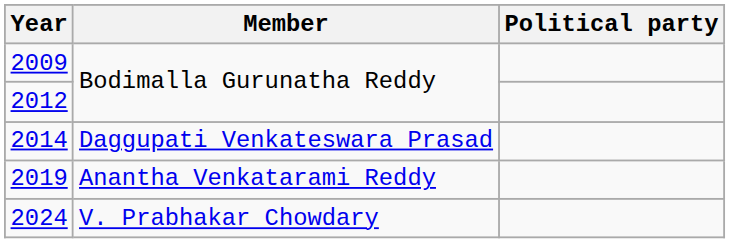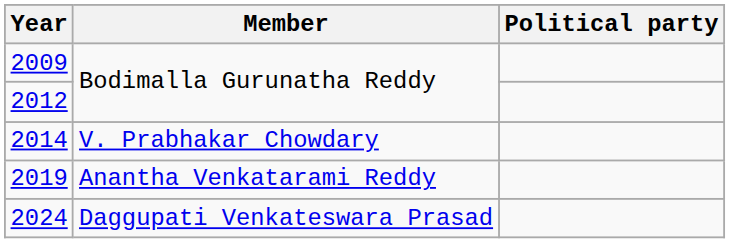(286, 141) Daggupati Venkateswara Prasad -> (229, 141) V. Prabhakar Chowdary
(229, 218) V. Prabhakar Chowdary -> (286, 218) Daggupati Venkateswara Prasad
